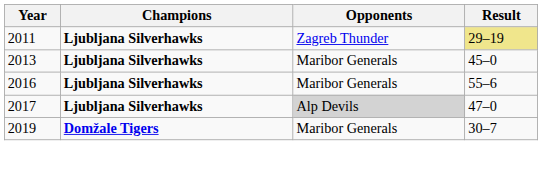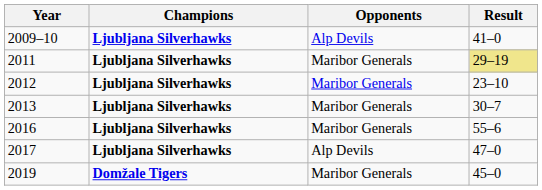+ row: (33, 38)
(342, 38) Zagreb Thunder -> (362, 60) Maribor Generals
+ row: (22, 83)
(483, 60) 45–0 -> (487, 106) 30–7
(328, 106) lightgrey background -> (342, 151) no background
(483, 128) 30–7 -> (487, 173) 45–0
